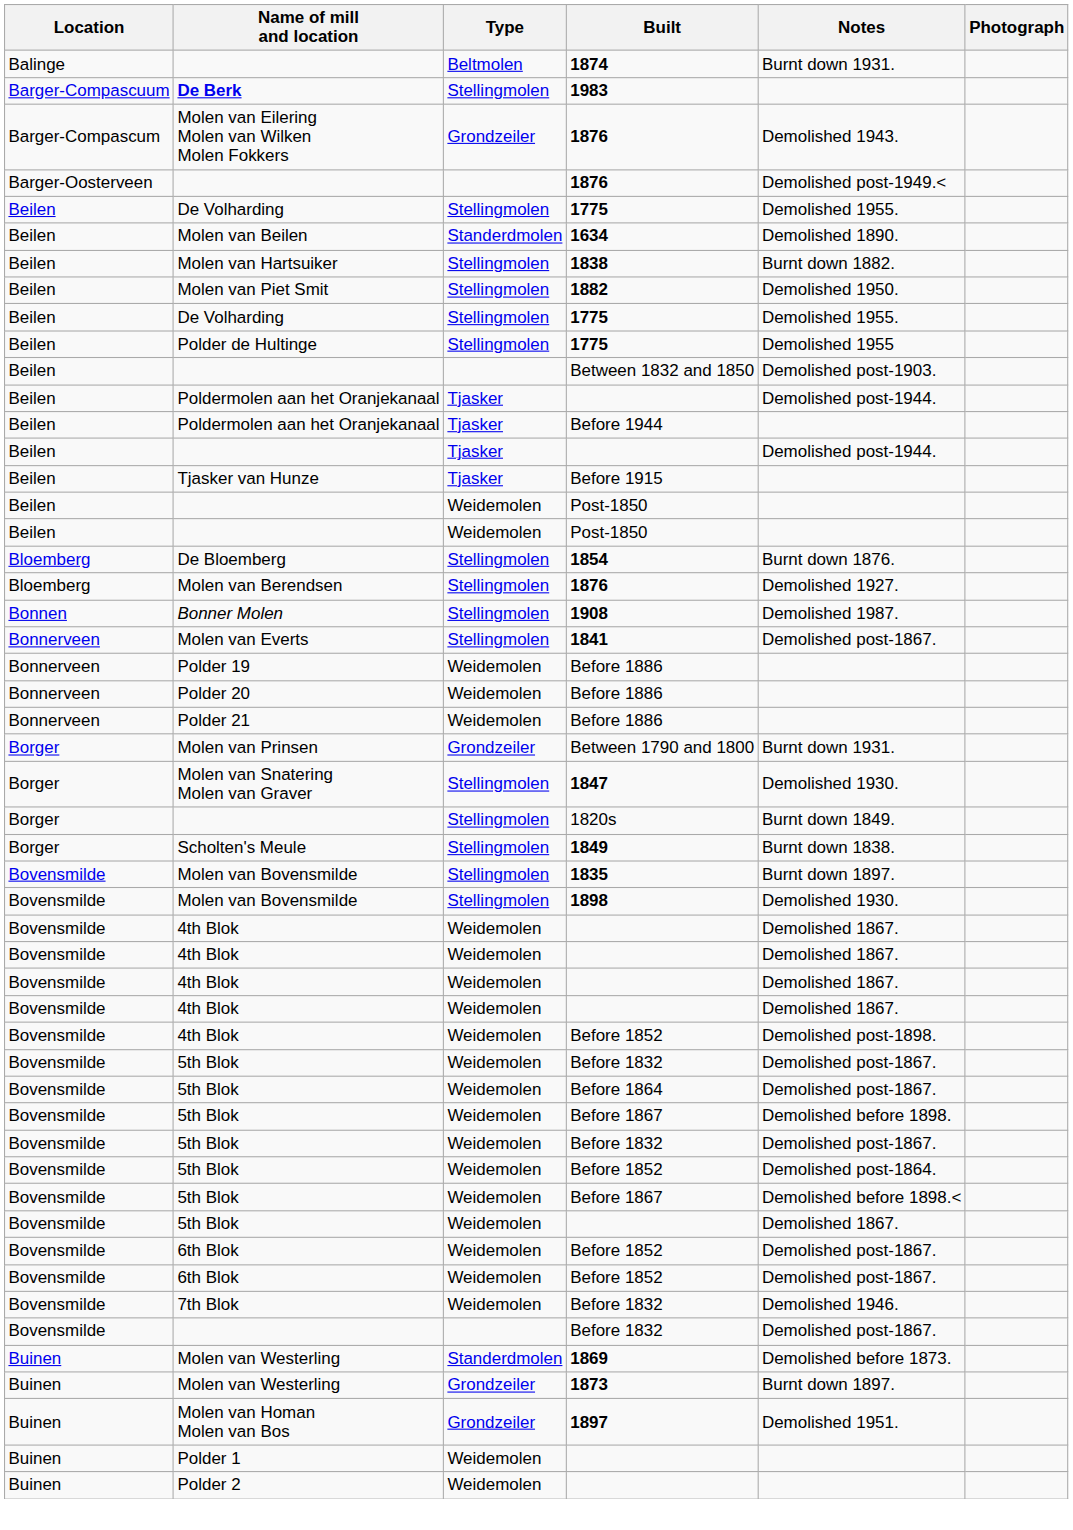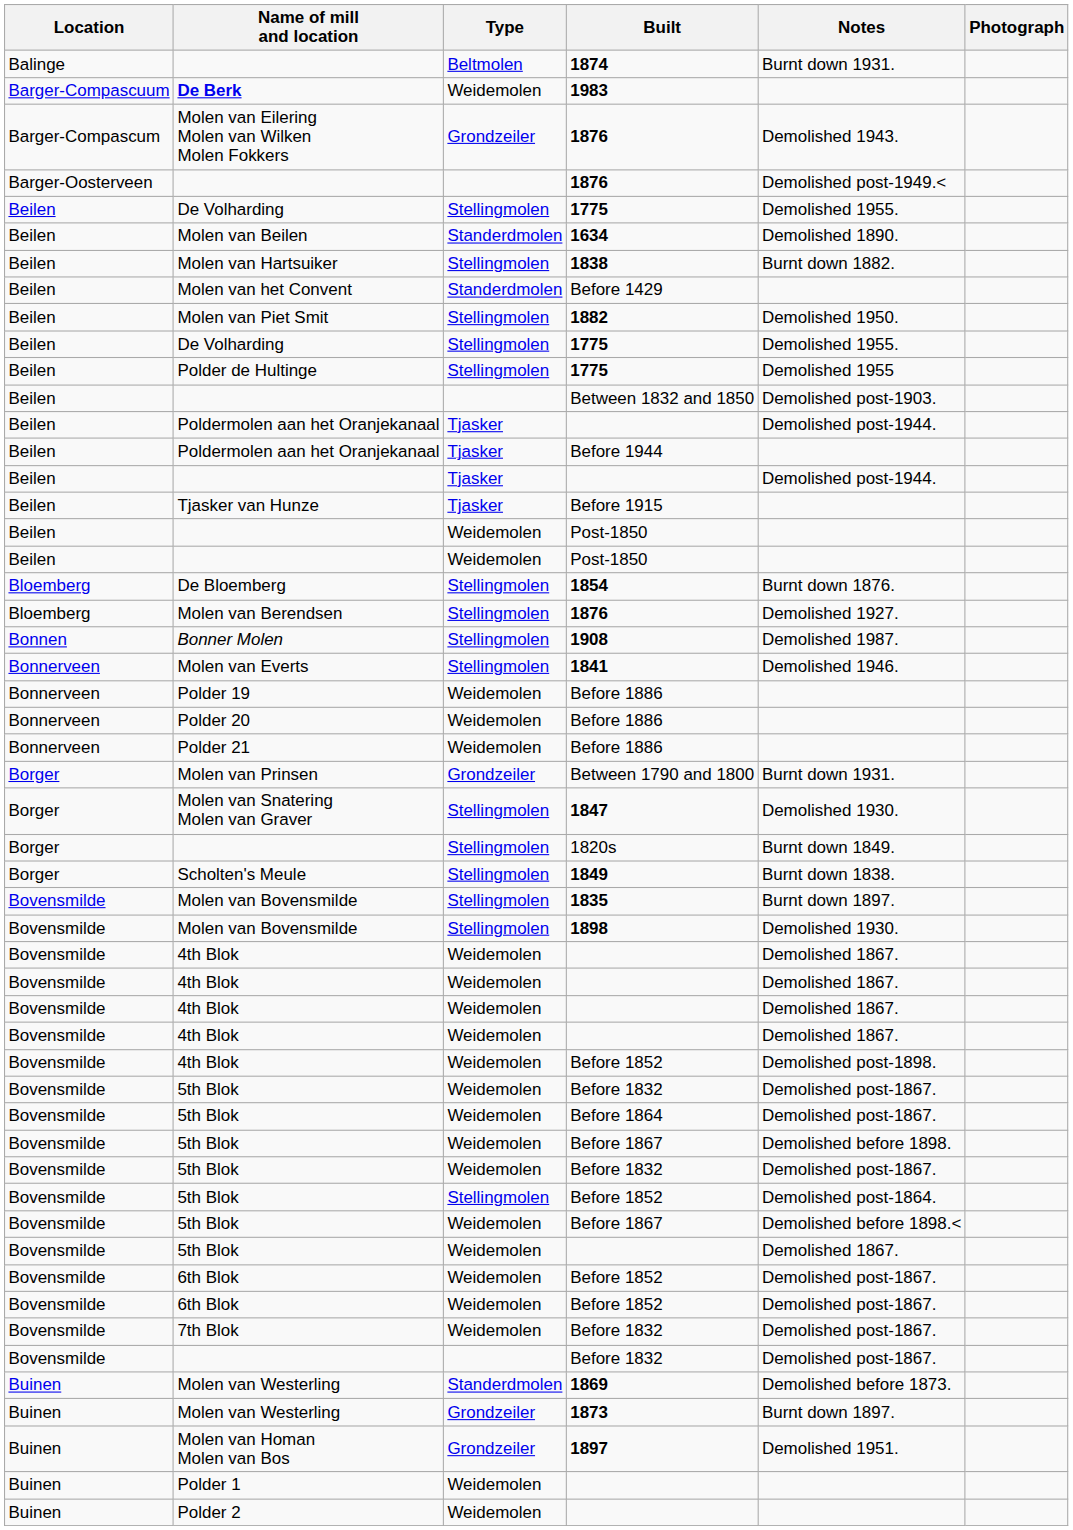(498, 90) Stellingmolen -> (494, 90) Weidemolen
+ row: (265, 290)
(849, 640) Demolished post-1867. -> (830, 666) Demolished 1946.
(494, 1170) Weidemolen -> (498, 1197) Stellingmolen
(830, 1304) Demolished 1946. -> (849, 1331) Demolished post-1867.
